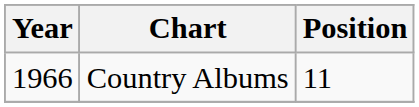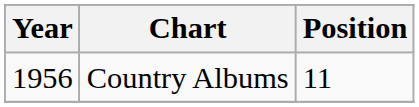(42, 76) 1966 -> (42, 76) 1956
